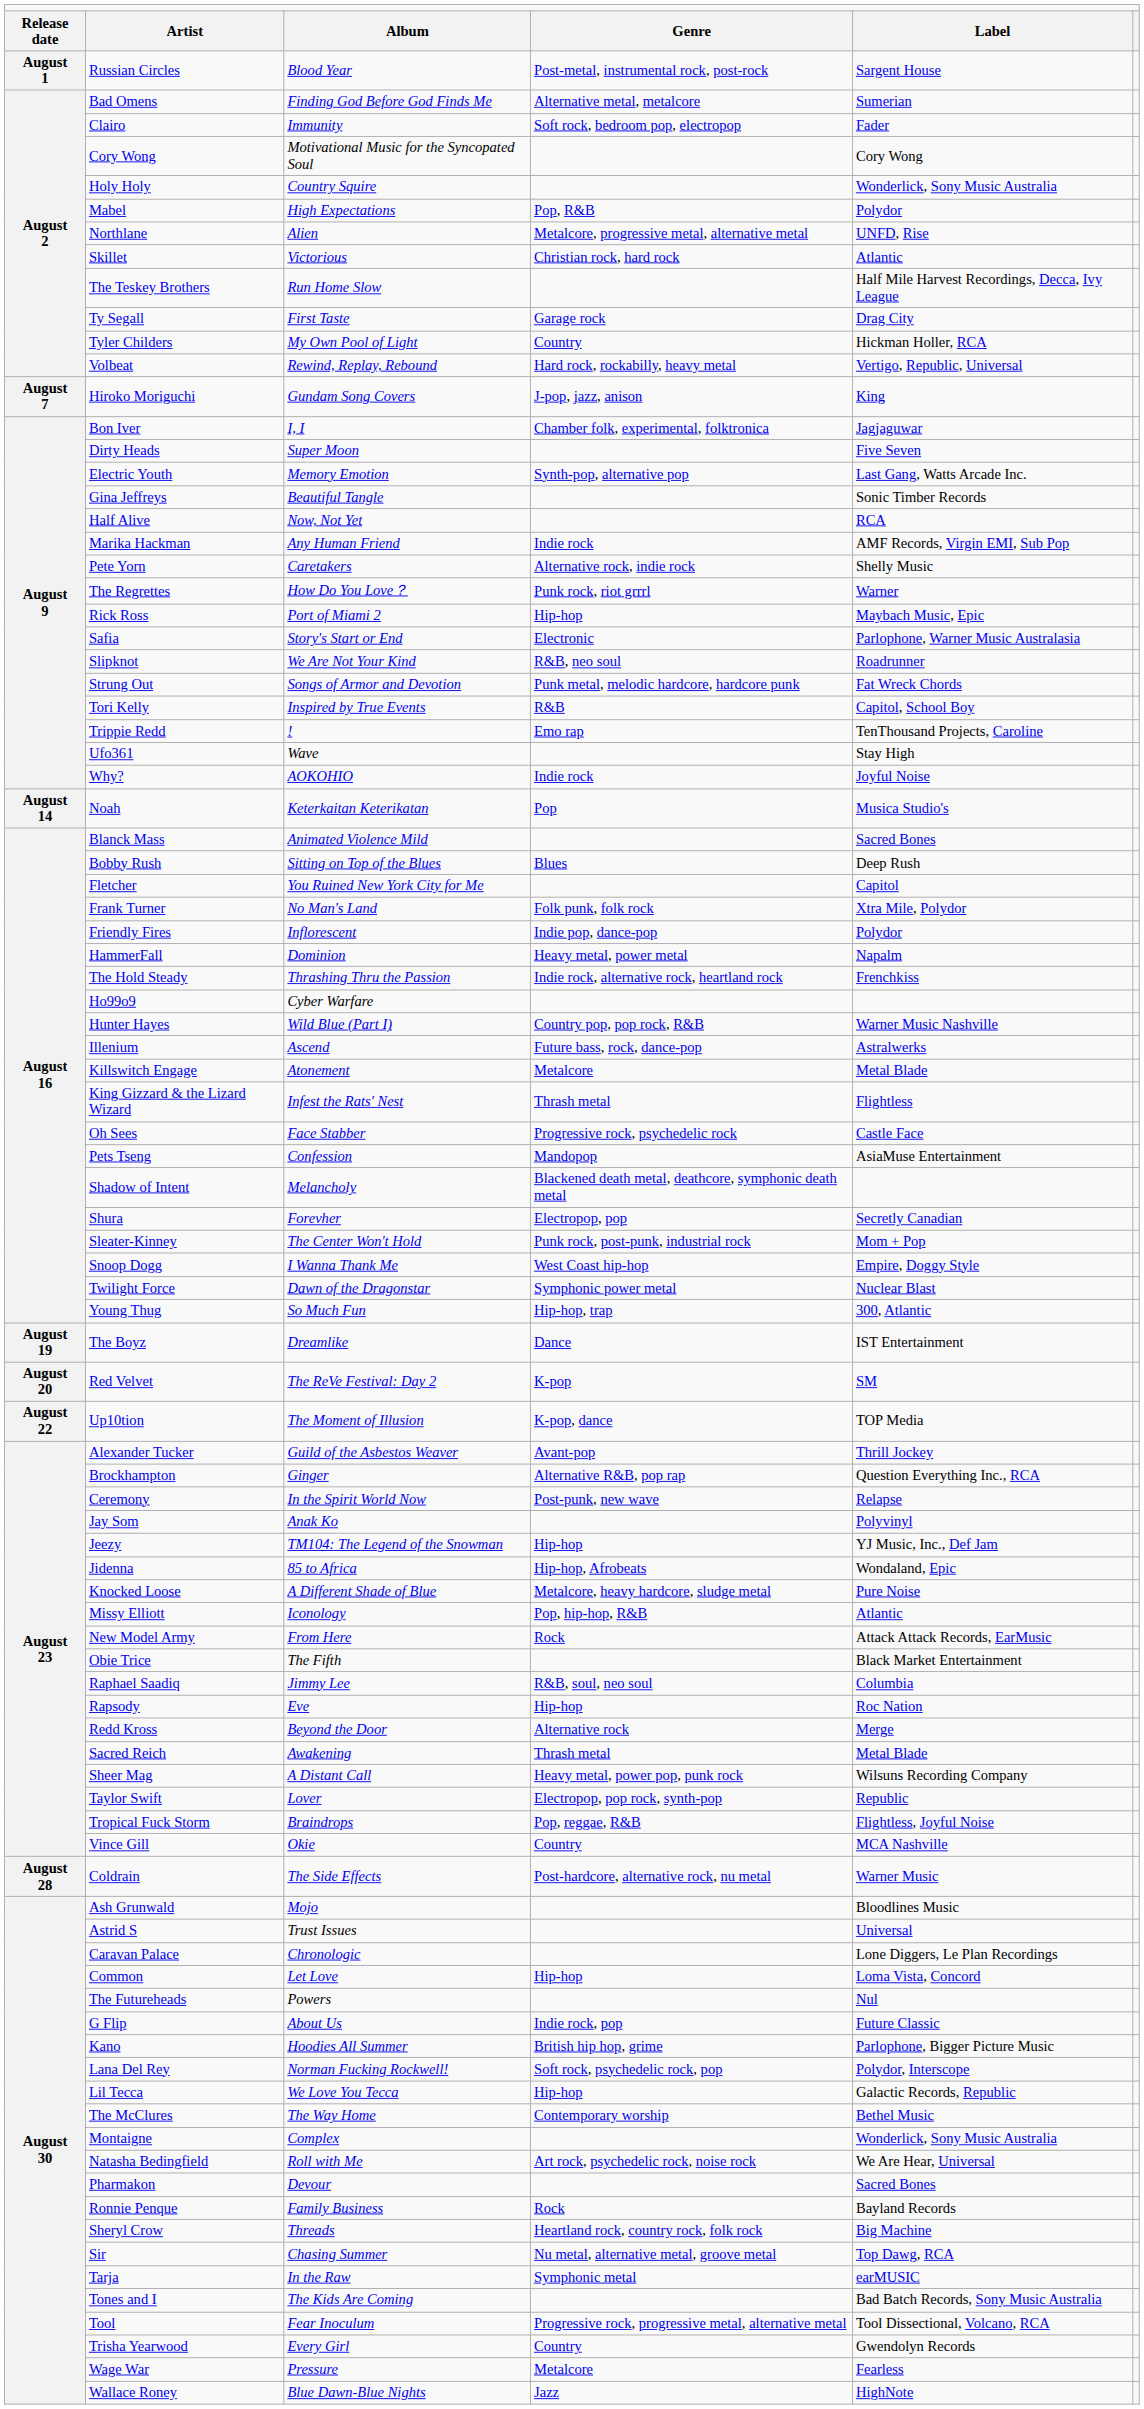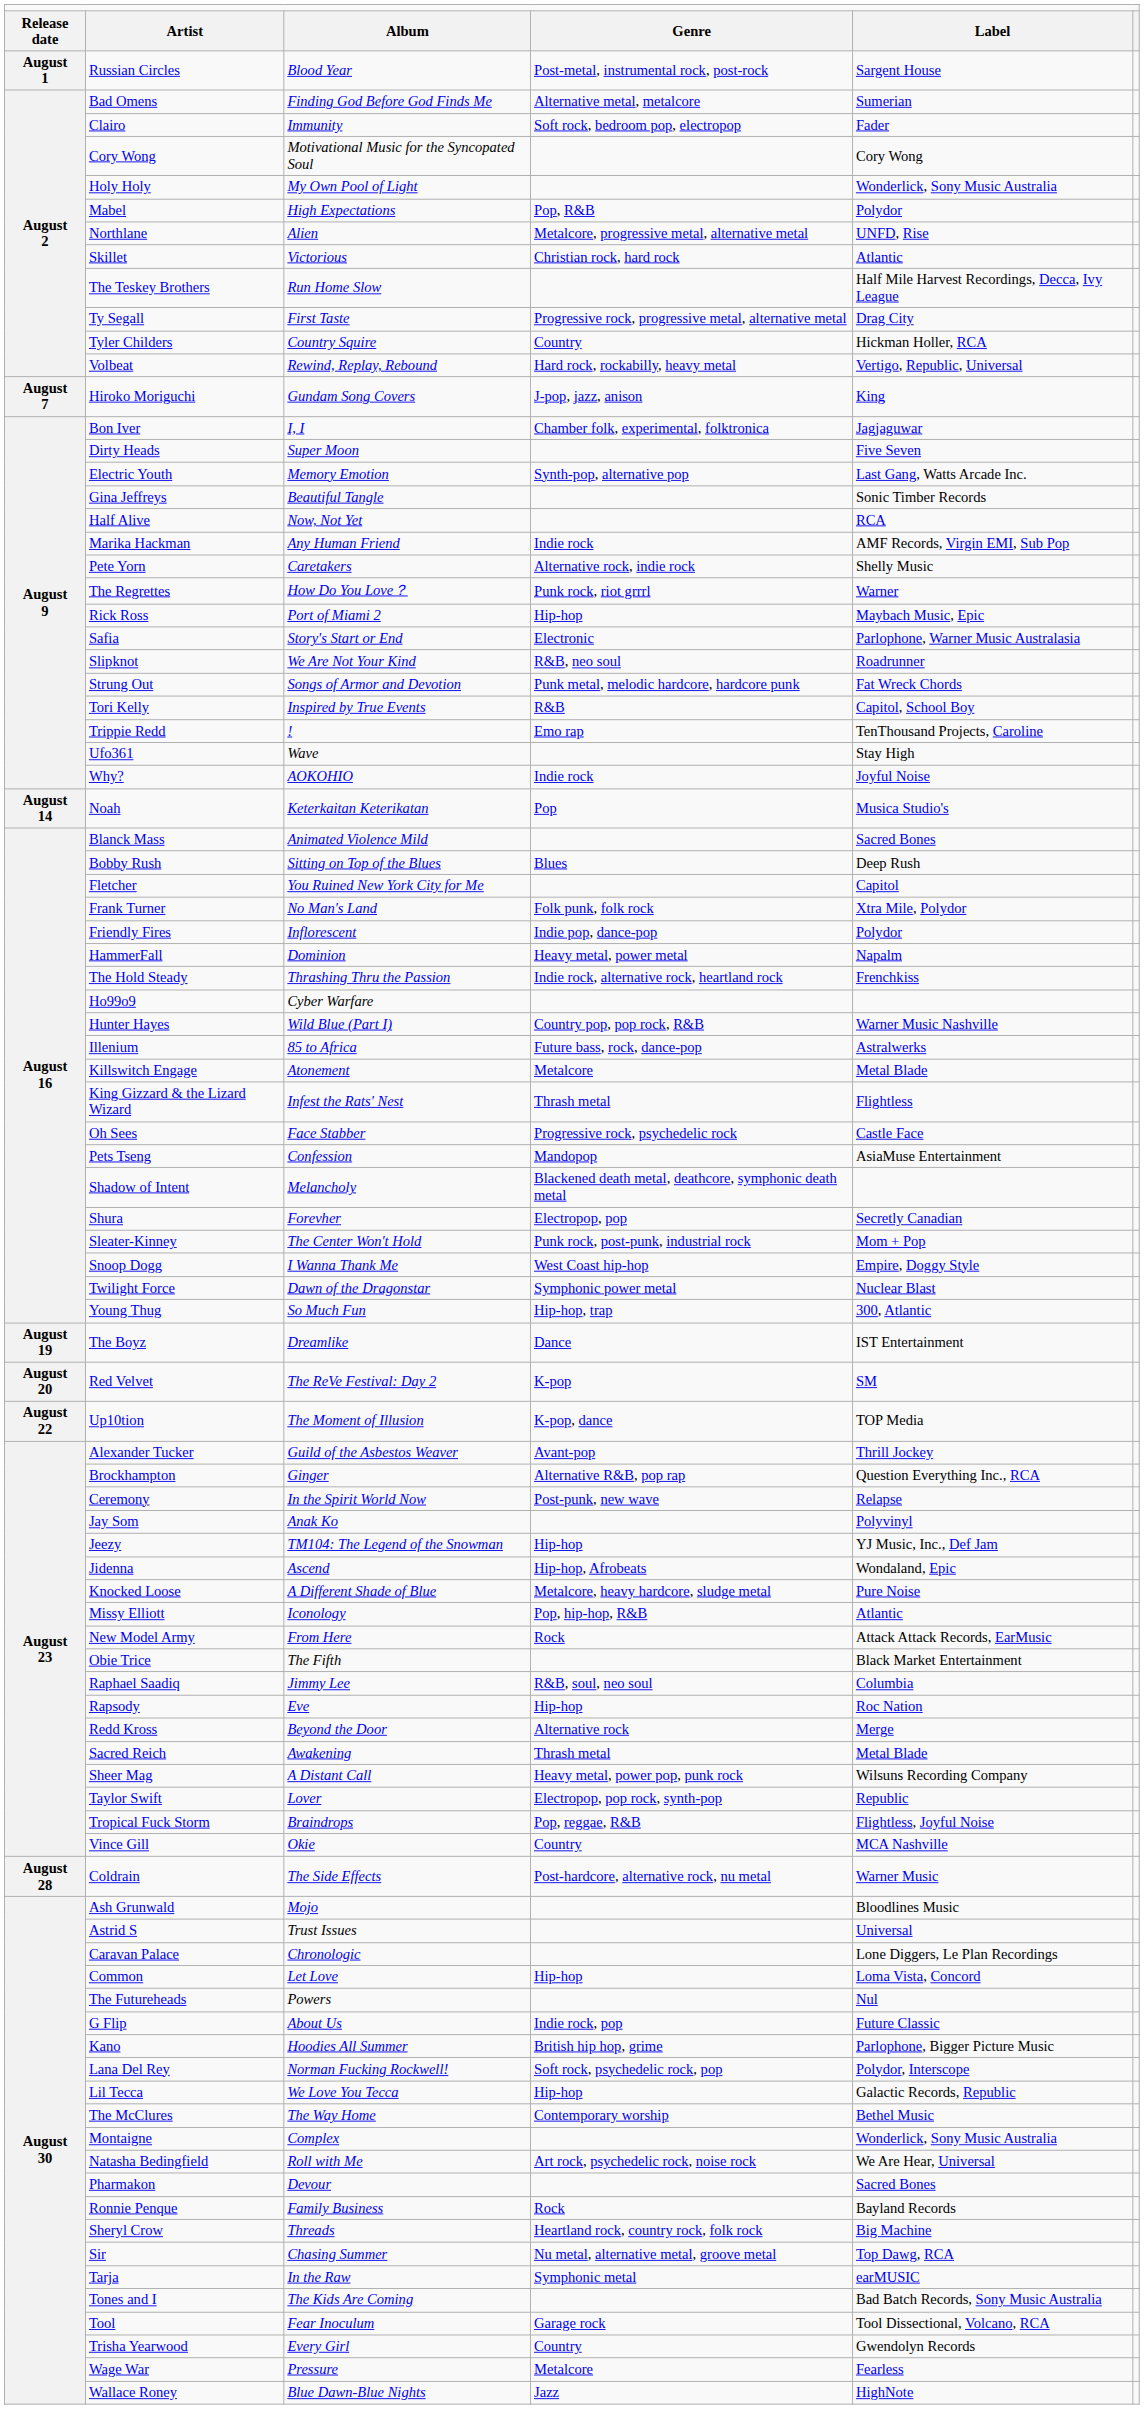(332, 187) Country Squire -> (352, 187) My Own Pool of Light
(570, 319) Garage rock -> (690, 319) Progressive rock, progressive metal, alternative metal
(352, 342) My Own Pool of Light -> (332, 342) Country Squire
(308, 1047) Ascend -> (322, 1047) 85 to Africa
(322, 1568) 85 to Africa -> (308, 1568) Ascend
(690, 2323) Progressive rock, progressive metal, alternative metal -> (570, 2323) Garage rock
